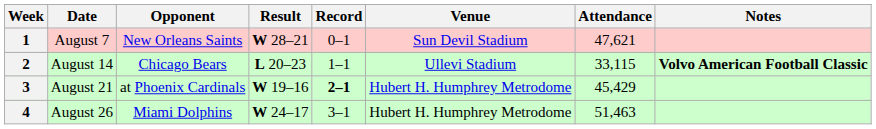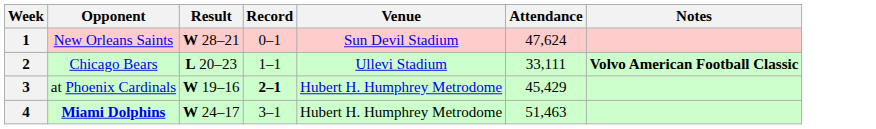- column: (82, 16)
(615, 40) 47,621 -> (546, 40) 47,624
(615, 64) 33,115 -> (546, 64) 33,111
(183, 111) normal -> (113, 111) bold
